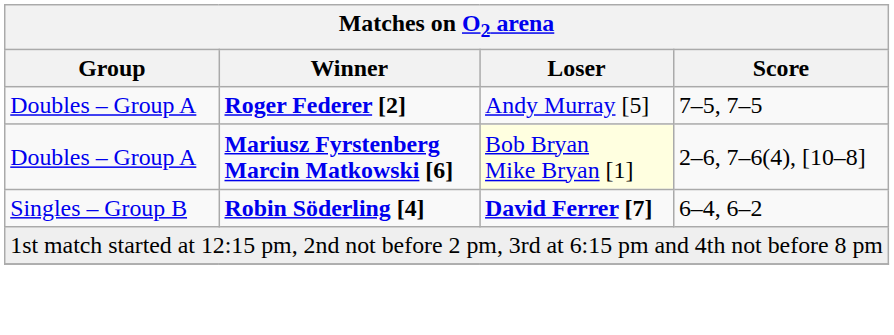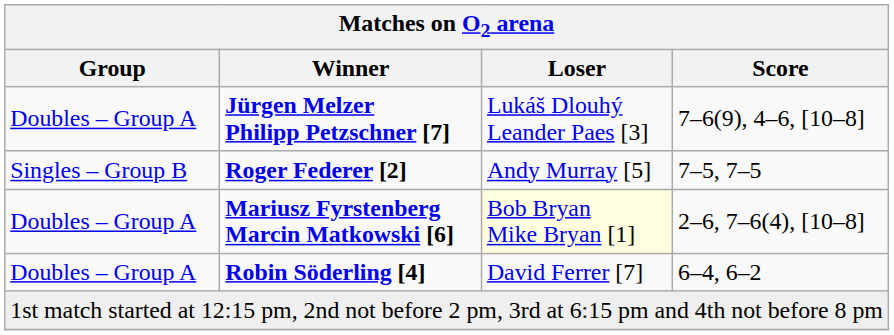+ row: (338, 118)
(103, 105) Doubles – Group A -> (99, 169) Singles – Group B
(99, 207) Singles – Group B -> (103, 272) Doubles – Group A
(569, 207) bold -> (565, 272) normal
